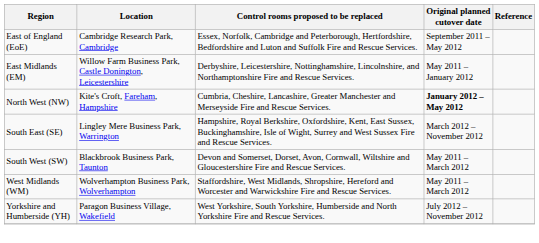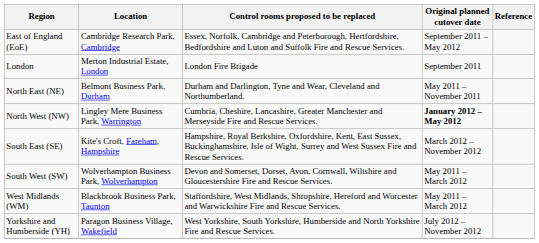- row: (32, 72)
+ row: (20, 67)
+ row: (35, 91)
(118, 102) Kite's Croft, Fareham, Hampshire -> (122, 116) Lingley Mere Business Park, Warrington
(130, 132) Lingley Mere Business Park, Warrington -> (120, 146) Kite's Croft, Fareham, Hampshire
(127, 162) Blackbrook Business Park, Taunton -> (126, 176) Wolverhampton Business Park, Wolverhampton
(134, 187) Wolverhampton Business Park, Wolverhampton -> (128, 201) Blackbrook Business Park, Taunton
